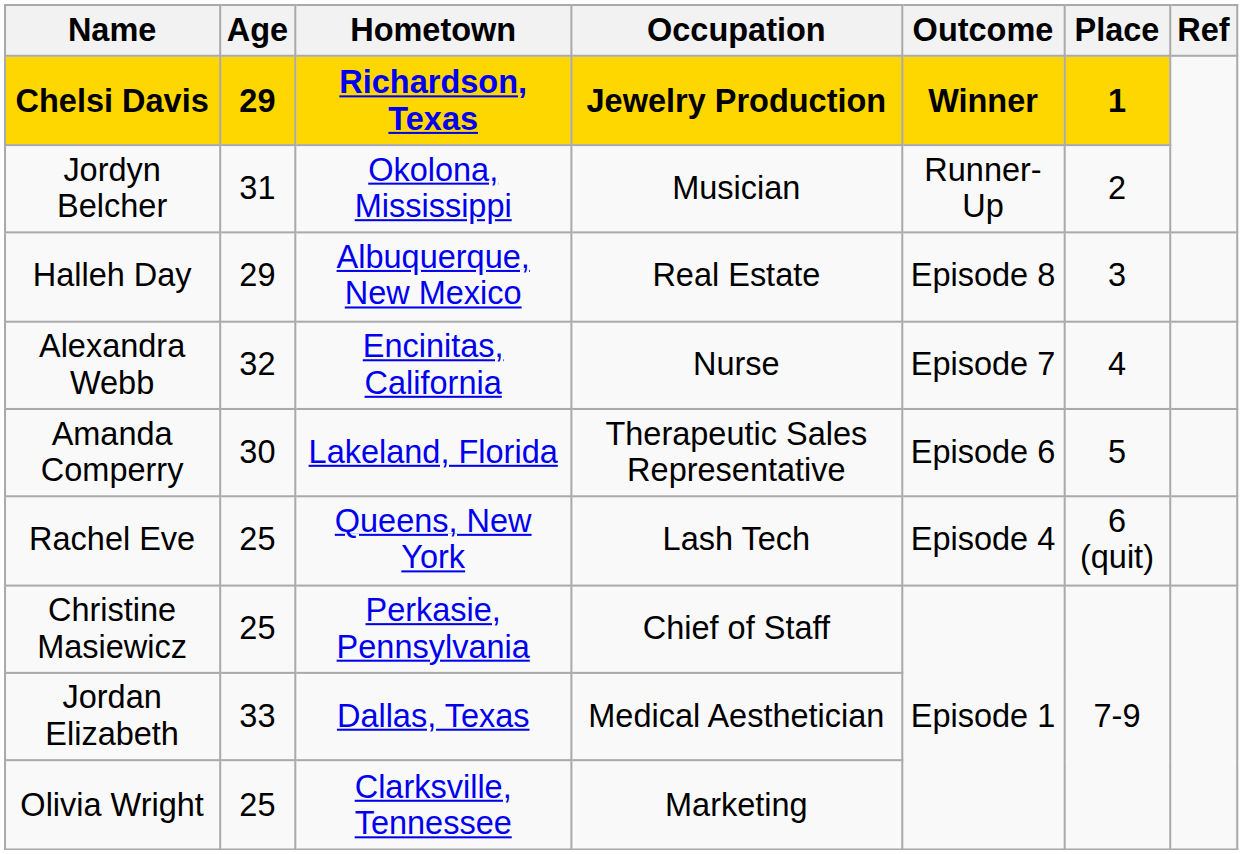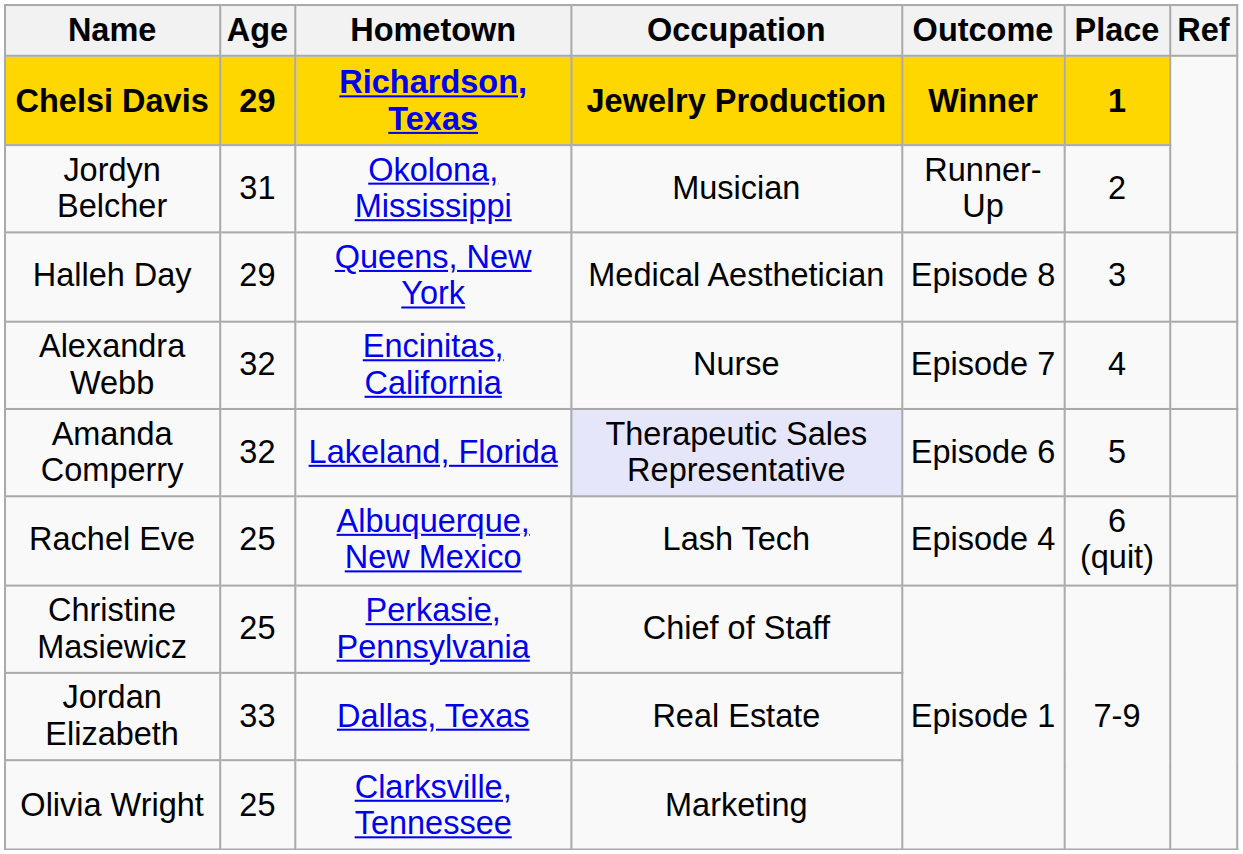(433, 276) Albuquerque, New Mexico -> (433, 276) Queens, New York
(736, 276) Real Estate -> (736, 276) Medical Aesthetician
(257, 452) 30 -> (257, 452) 32
(736, 452) no background -> (736, 452) lavender background
(433, 540) Queens, New York -> (433, 540) Albuquerque, New Mexico
(736, 716) Medical Aesthetician -> (736, 716) Real Estate
